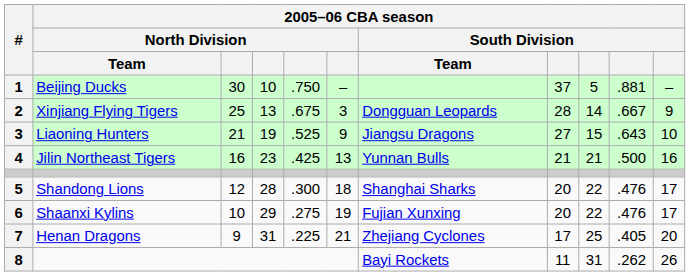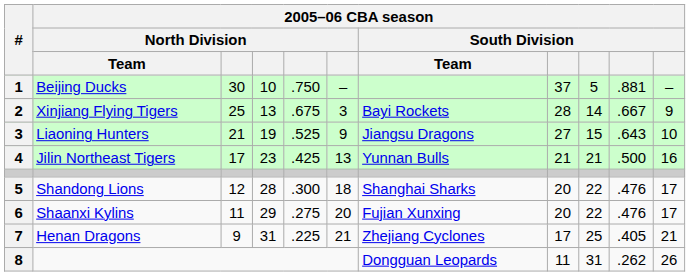(430, 111) Dongguan Leopards -> (406, 111) Bayi Rockets
(237, 158) 16 -> (237, 158) 17
(237, 212) 10 -> (237, 212) 11
(343, 212) 19 -> (343, 212) 20
(669, 236) 20 -> (669, 236) 21
(406, 259) Bayi Rockets -> (430, 259) Dongguan Leopards
